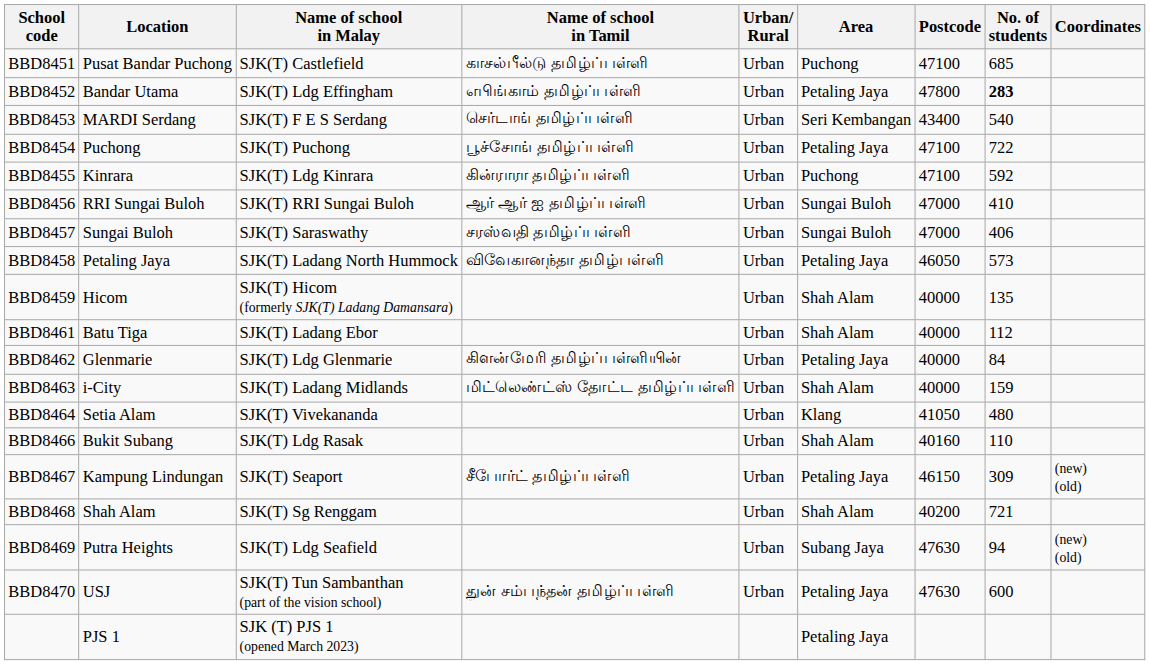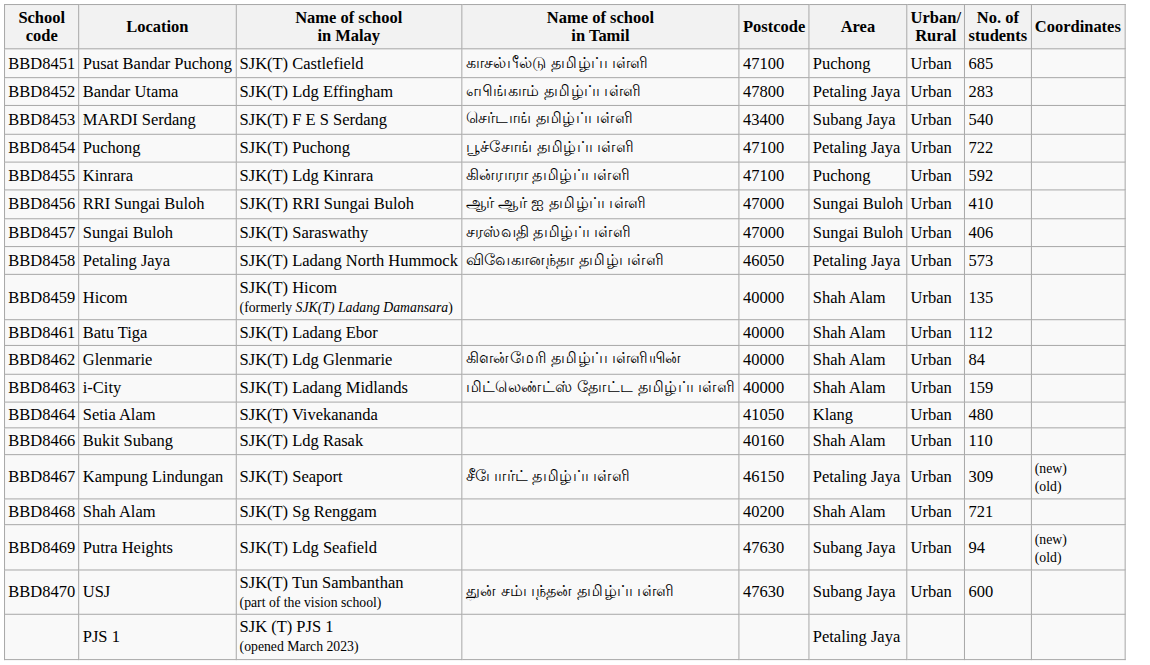columns swapped: (950, 26) <-> (768, 26)
(1001, 91) bold -> (981, 91) normal
(856, 119) Seri Kembangan -> (854, 119) Subang Jaya
(845, 359) Petaling Jaya -> (849, 359) Shah Alam
(845, 592) Petaling Jaya -> (854, 592) Subang Jaya
